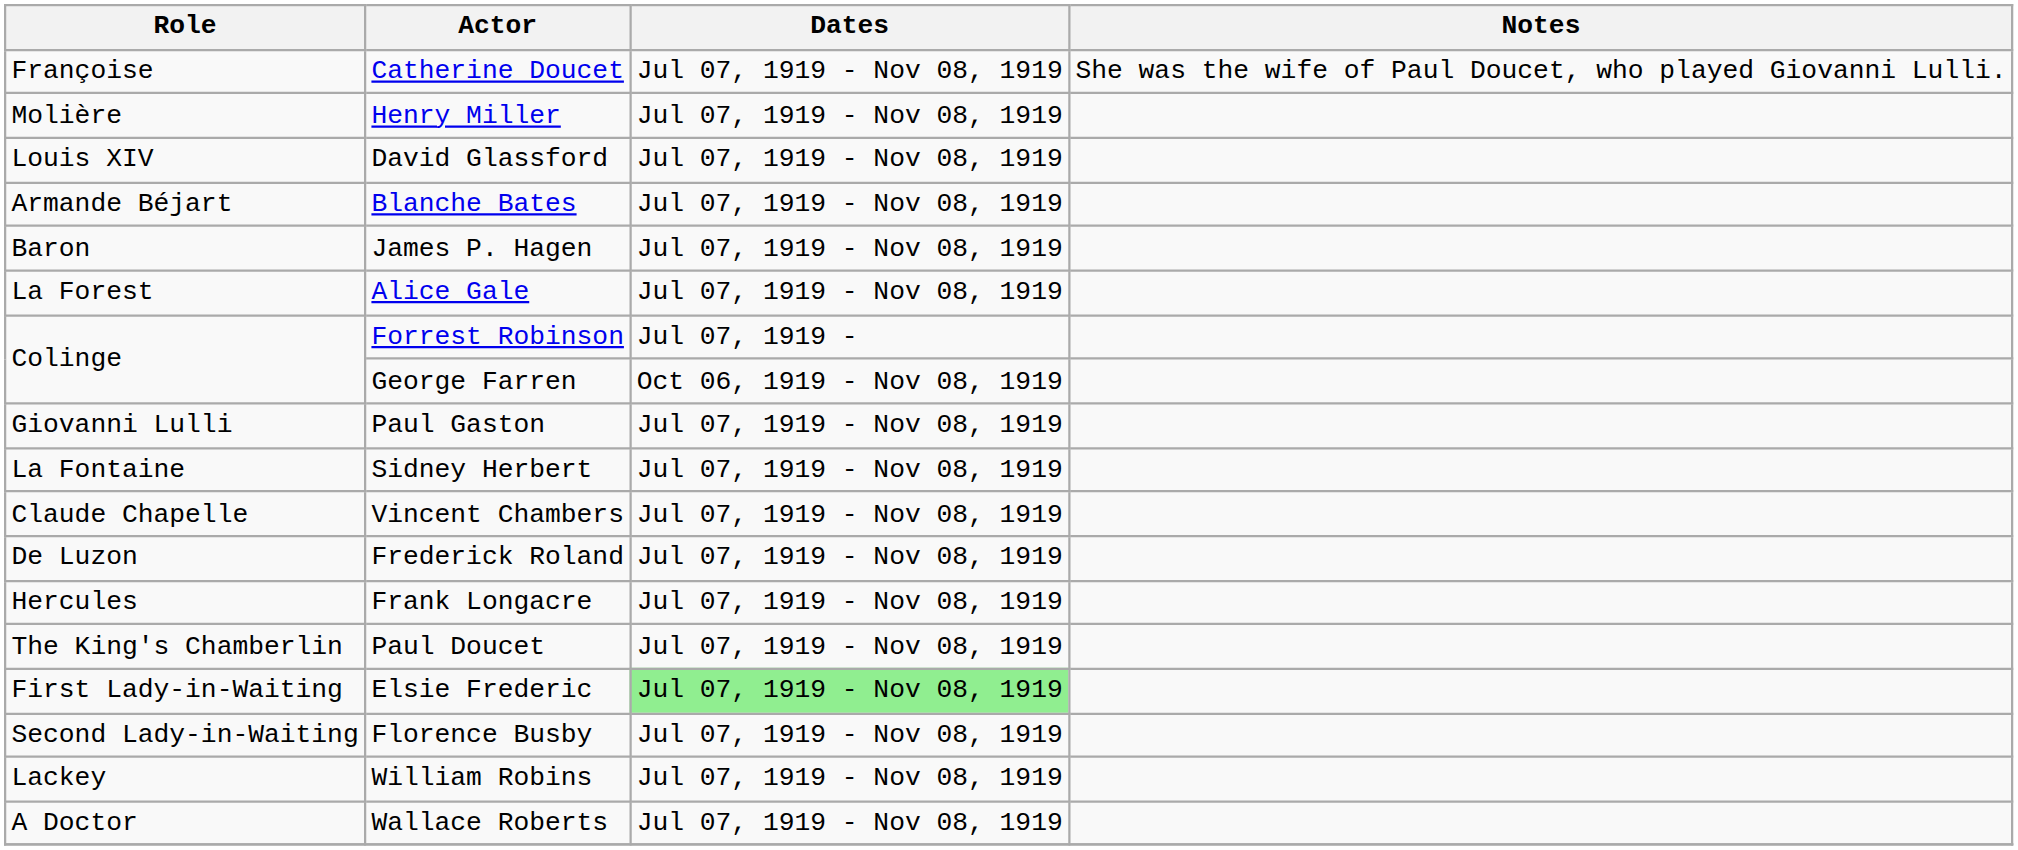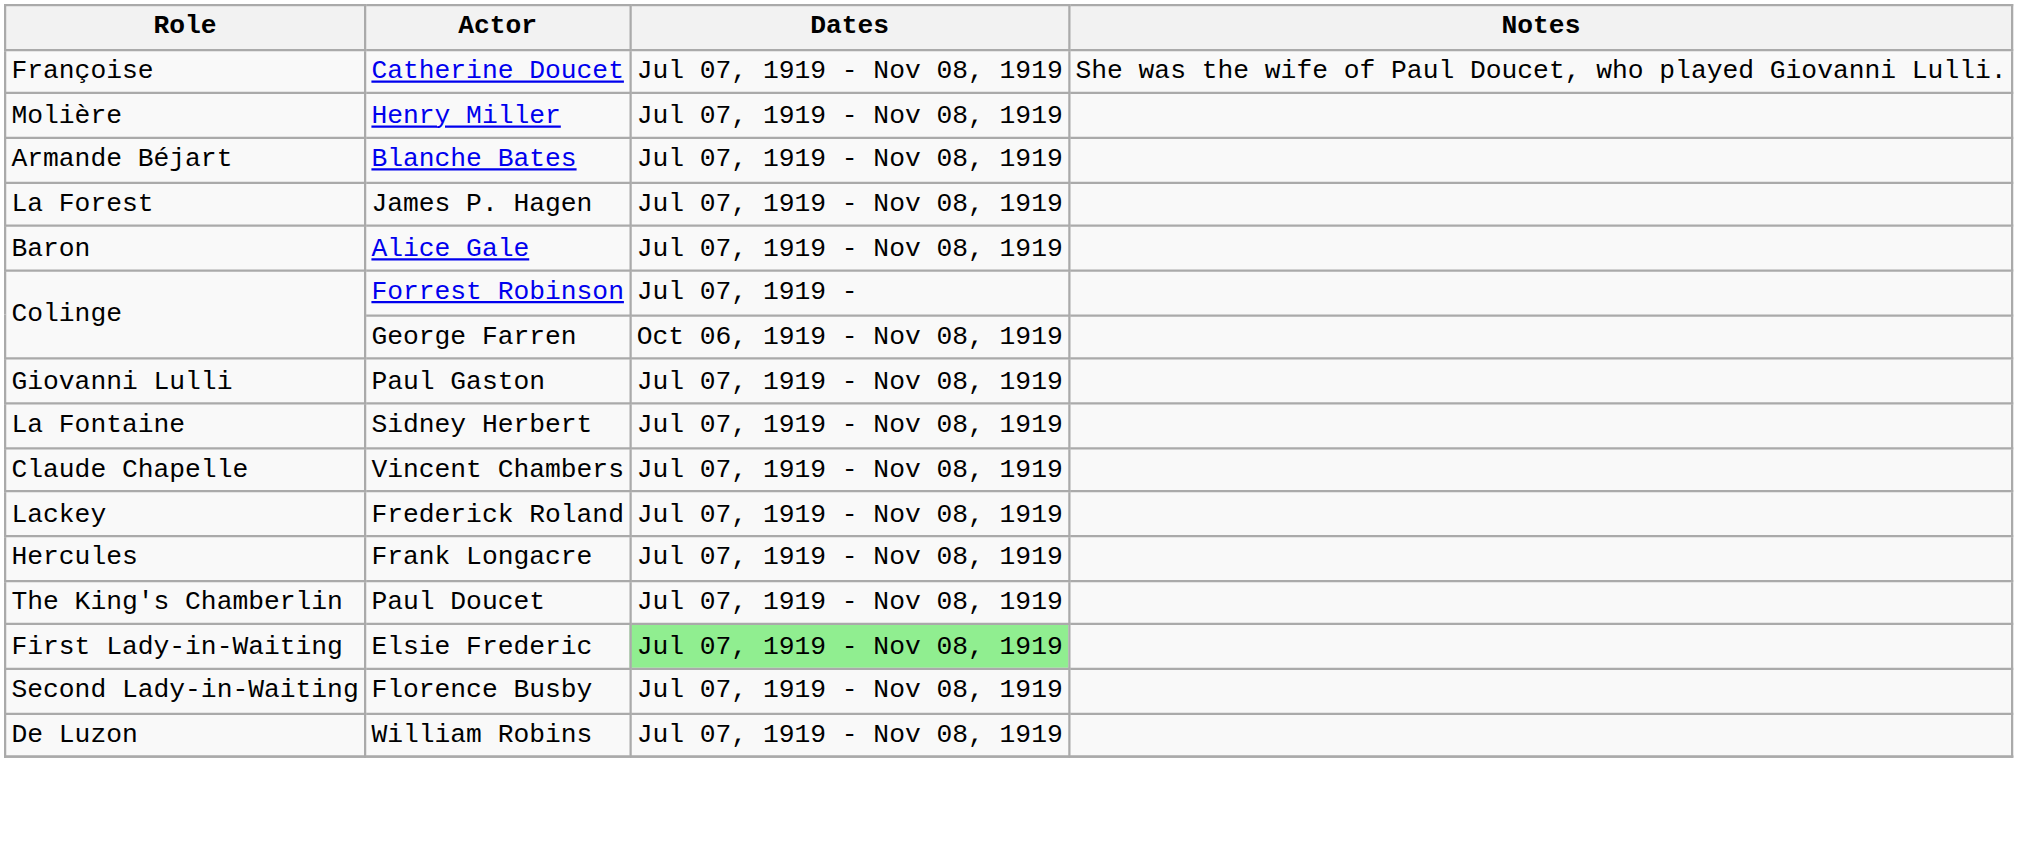- row: (490, 160)
(51, 248) Baron -> (83, 204) La Forest
(83, 292) La Forest -> (51, 248) Baron
(75, 558) De Luzon -> (59, 513) Lackey
(59, 779) Lackey -> (75, 735) De Luzon
- row: (490, 823)
